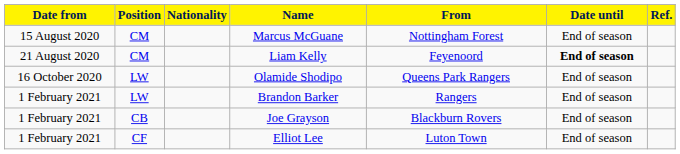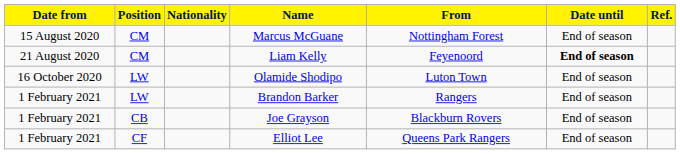(456, 77) Queens Park Rangers -> (456, 77) Luton Town
(456, 139) Luton Town -> (456, 139) Queens Park Rangers
